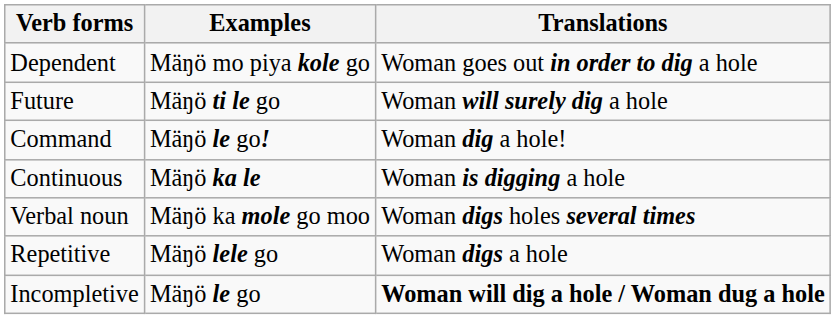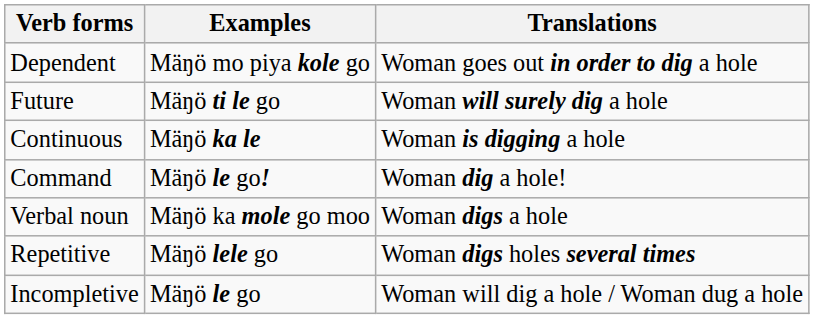rows swapped: (61, 139) <-> (66, 178)
(538, 216) Woman digs holes several times -> (474, 216) Woman digs a hole
(474, 255) Woman digs a hole -> (538, 255) Woman digs holes several times
(603, 293) bold -> (592, 293) normal
